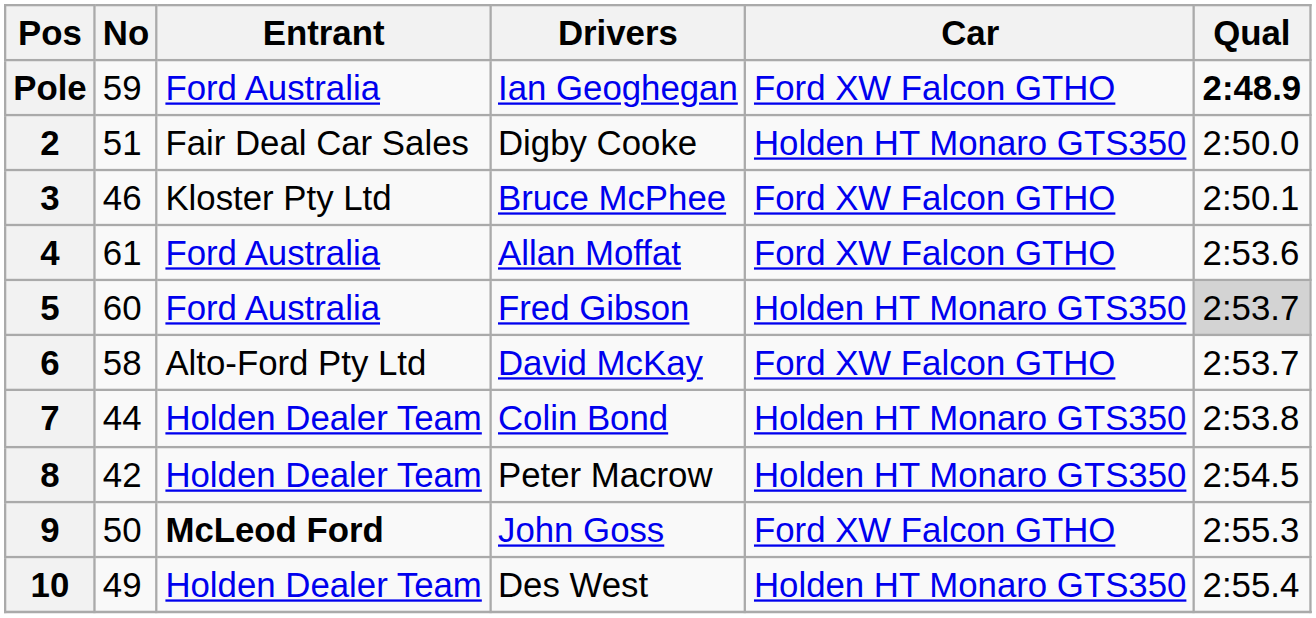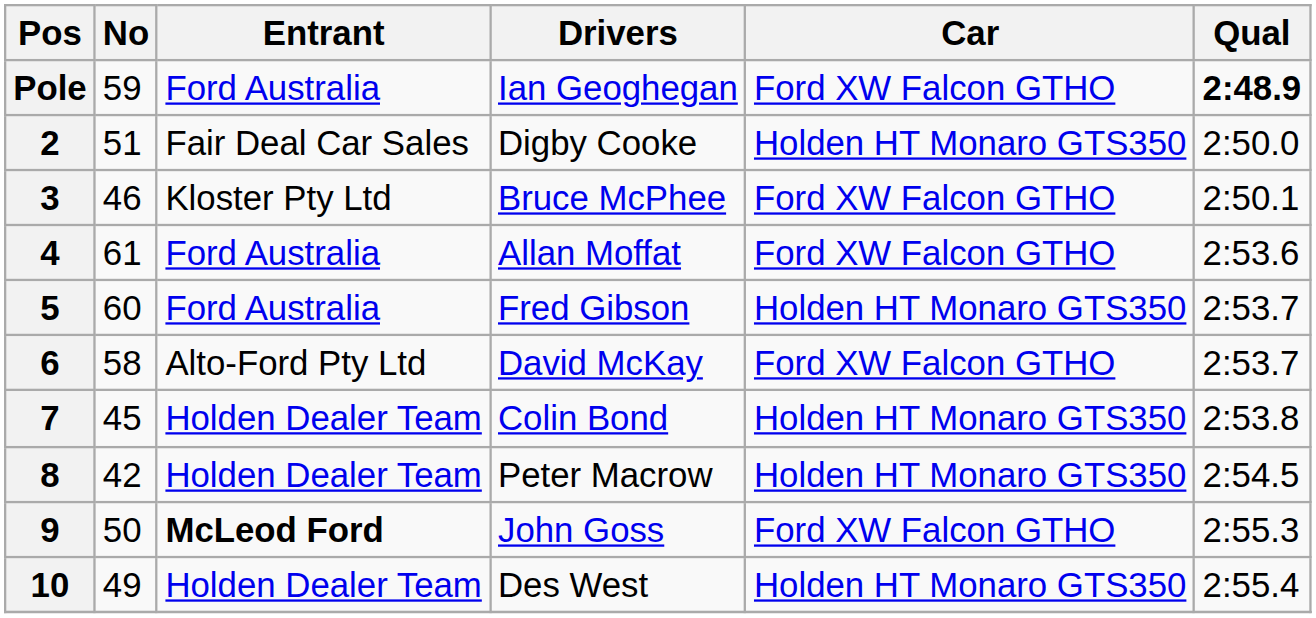(1251, 308) lightgrey background -> (1251, 308) no background
(122, 419) 44 -> (122, 419) 45
